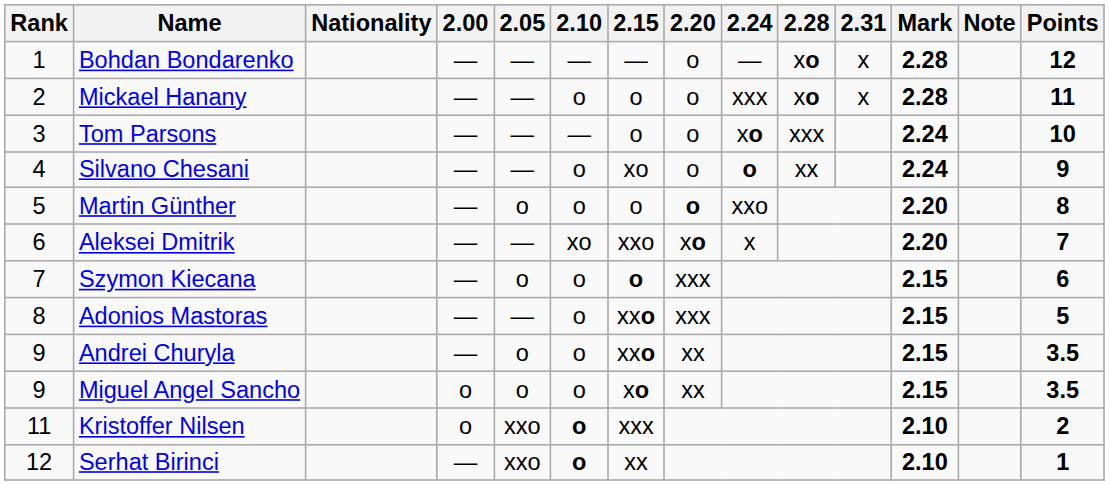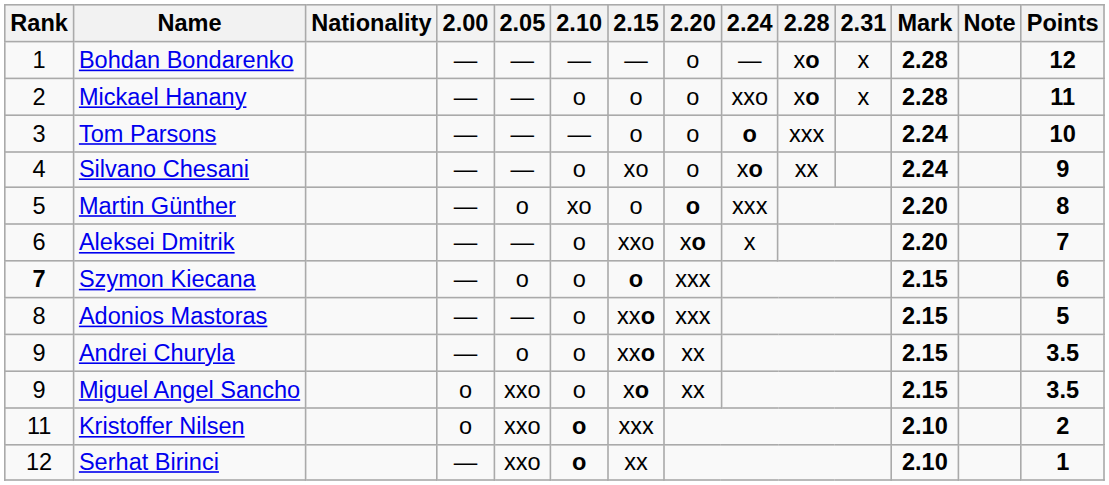(750, 96) xxx -> (750, 96) xxo
(750, 133) xo -> (750, 133) o
(750, 169) o -> (750, 169) xo
(579, 206) o -> (579, 206) xo
(750, 206) xxo -> (750, 206) xxx
(579, 242) xo -> (579, 242) o
(39, 279) normal -> (39, 279) bold
(522, 389) o -> (522, 389) xxo
